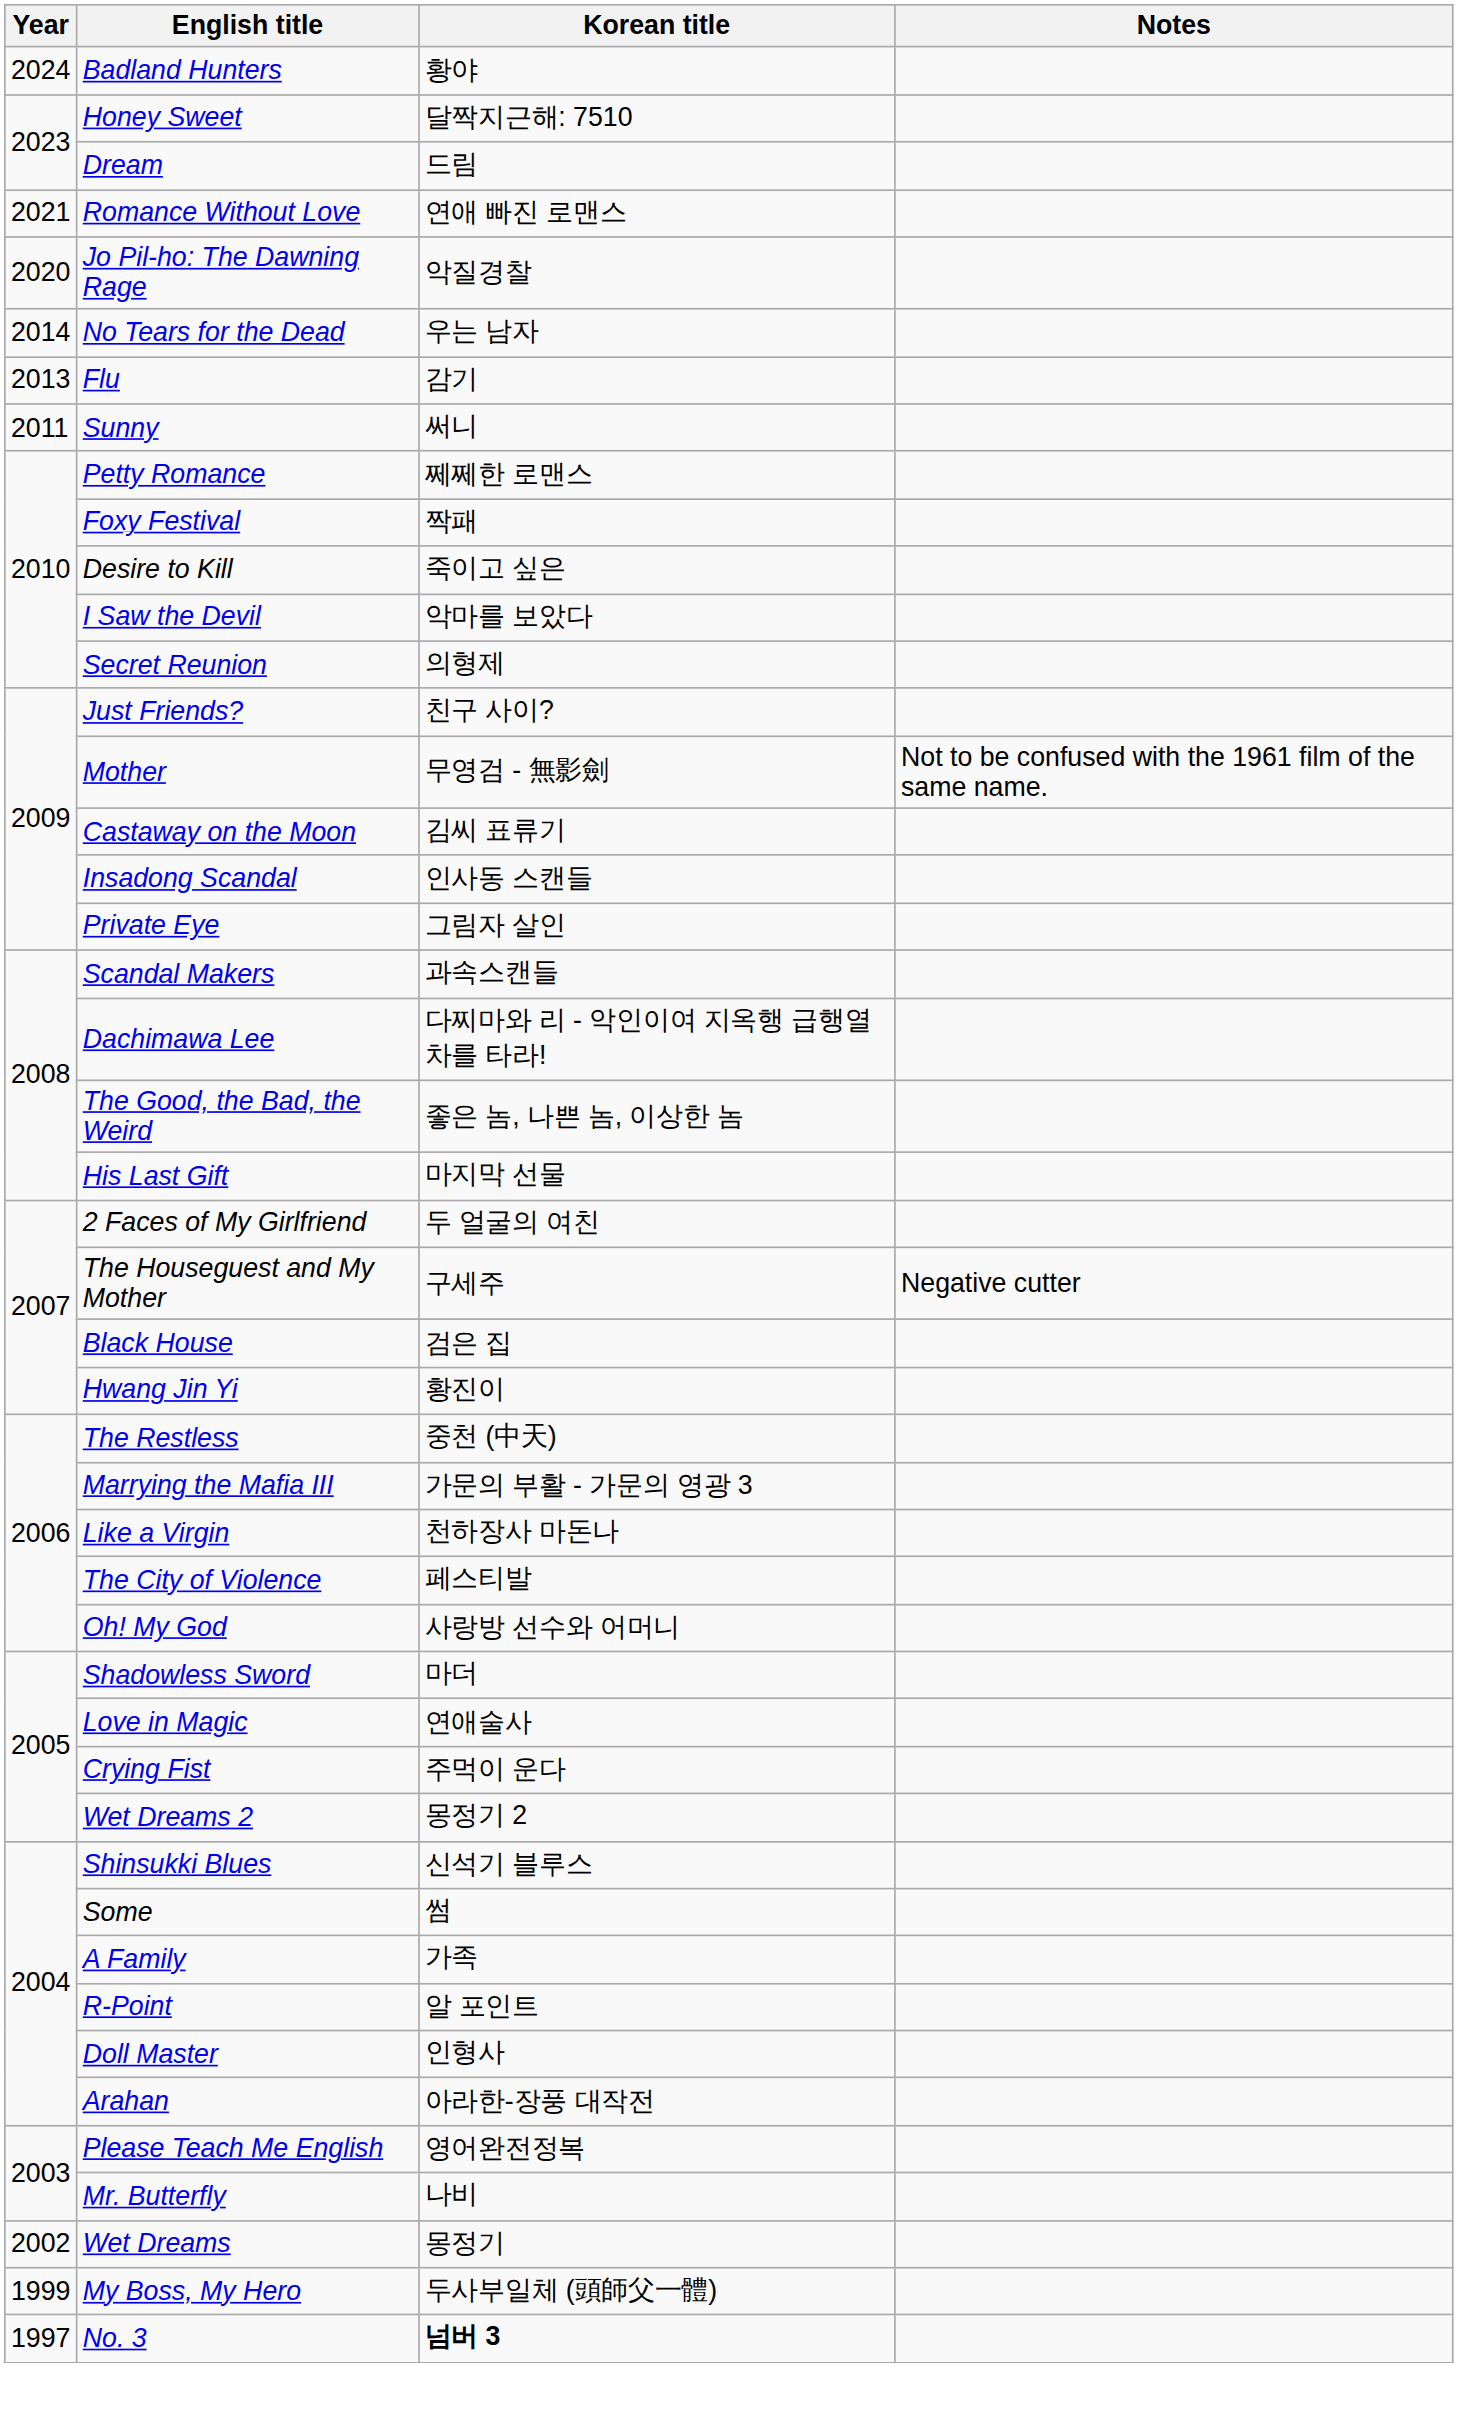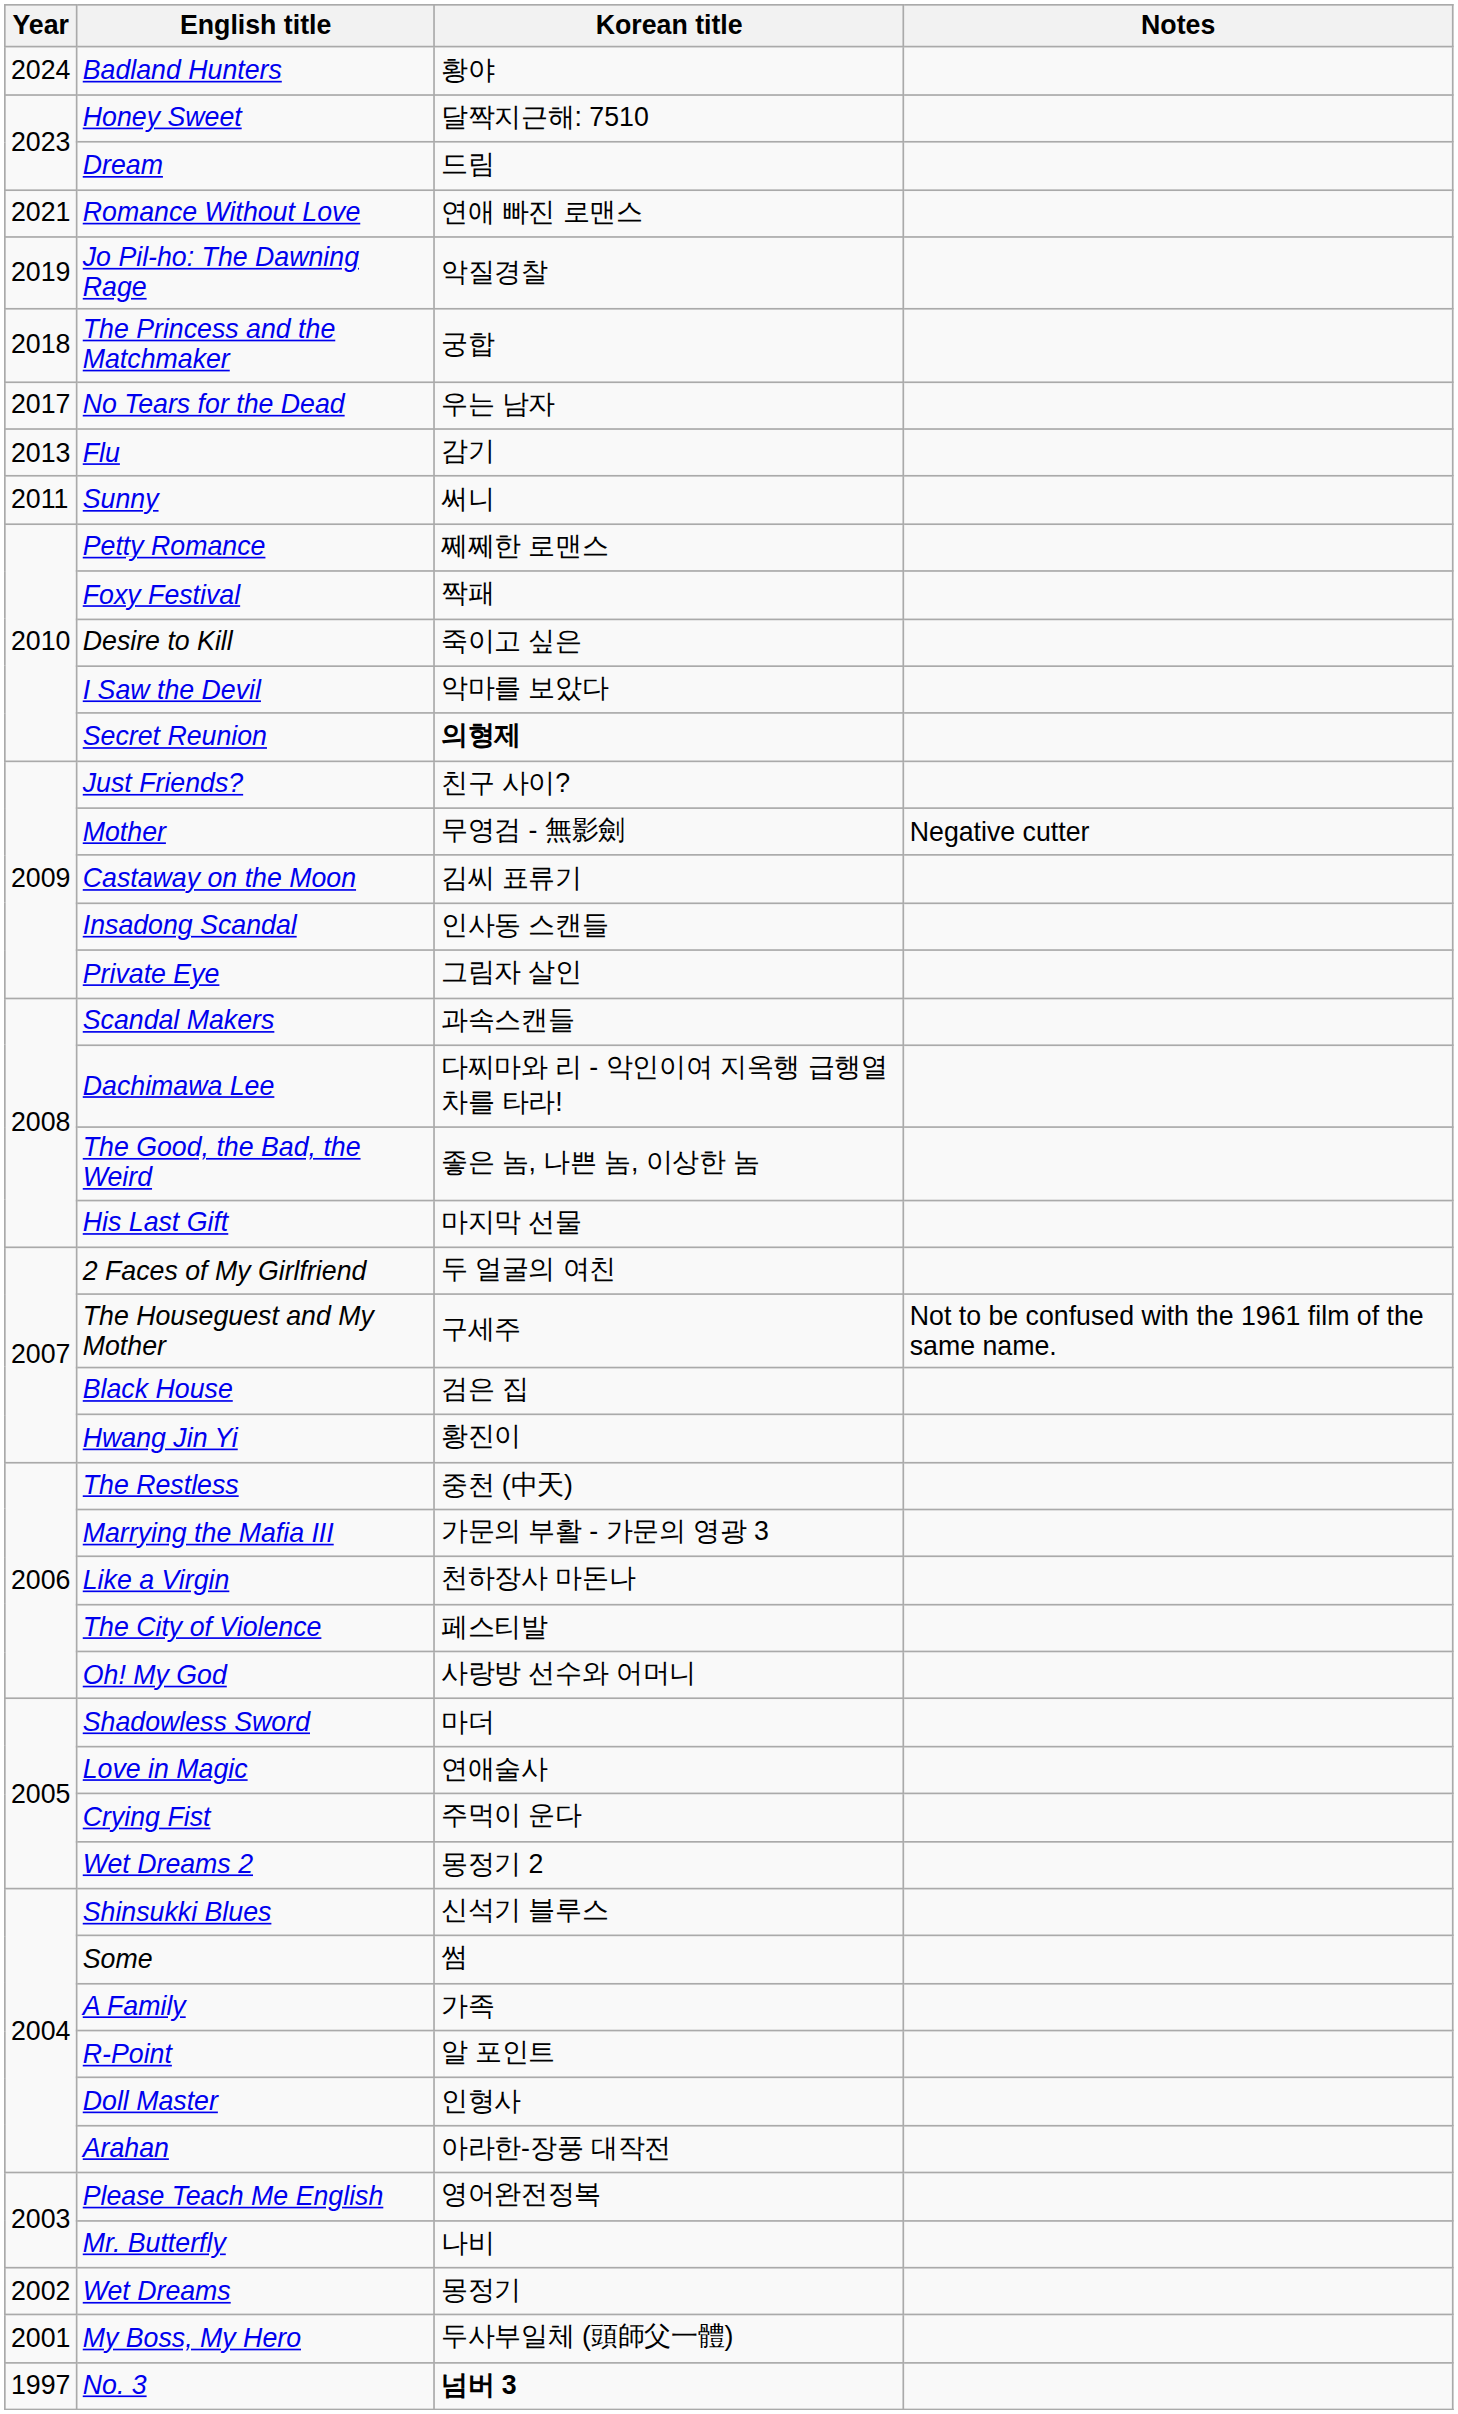(41, 272) 2020 -> (41, 272) 2019
+ row: (209, 345)
(41, 332) 2014 -> (41, 404) 2017
(465, 663) normal -> (481, 735) bold
(1158, 771) Not to be confused with the 1961 film of the same name. -> (1000, 831) Negative cutter
(991, 1283) Negative cutter -> (1167, 1330) Not to be confused with the 1961 film of the same name.
(41, 2290) 1999 -> (41, 2338) 2001
